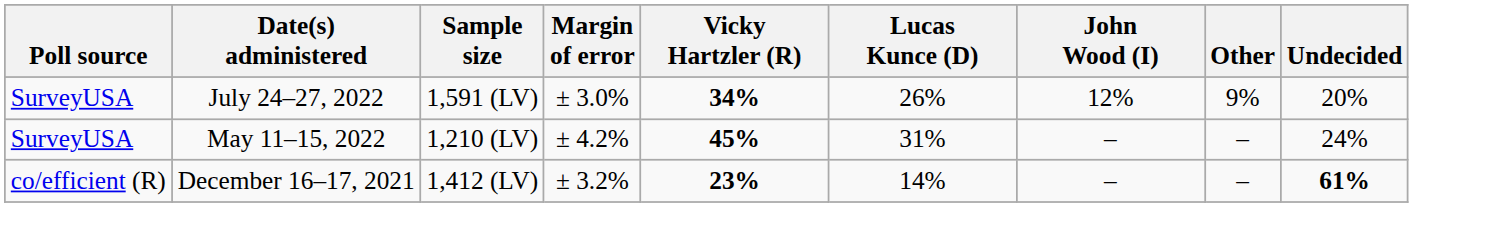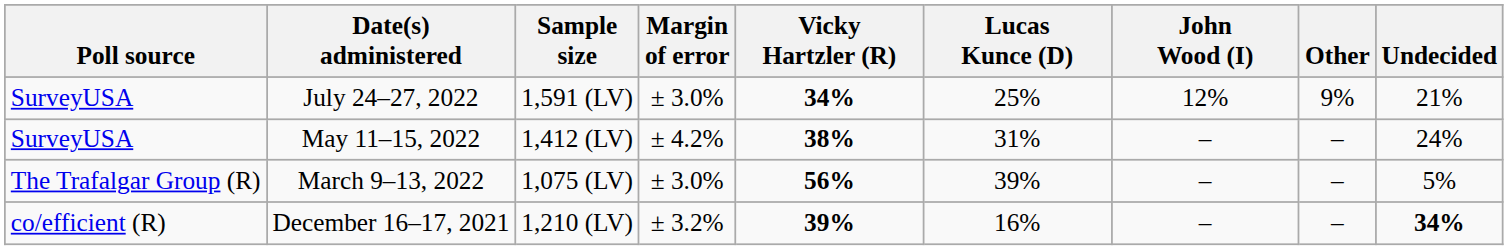(922, 97) 26% -> (1017, 97) 25%
(1345, 97) 20% -> (1439, 97) 21%
(482, 139) 1,210 (LV) -> (577, 139) 1,412 (LV)
(735, 139) 45% -> (829, 139) 38%
+ row: (391, 181)
(482, 181) 1,412 (LV) -> (577, 222) 1,210 (LV)
(735, 181) 23% -> (829, 222) 39%
(922, 181) 14% -> (1017, 222) 16%
(1345, 181) 61% -> (1439, 222) 34%
